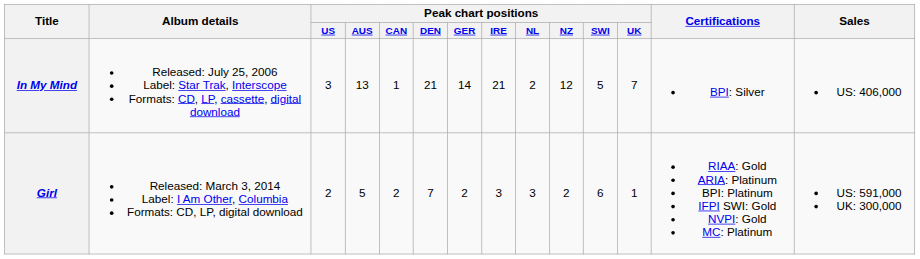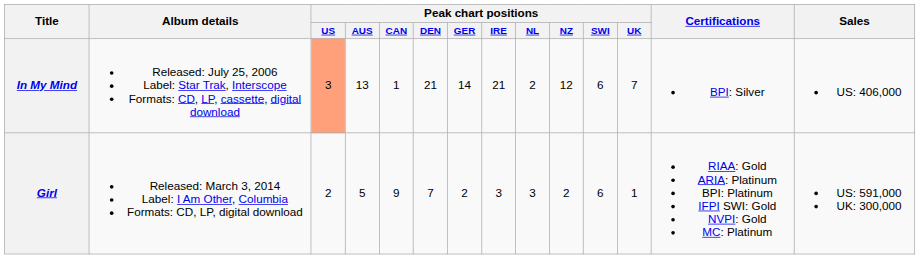(328, 85) no background -> (328, 85) lightsalmon background
(600, 85) 5 -> (600, 85) 6
(396, 193) 2 -> (396, 193) 9
